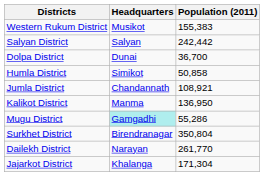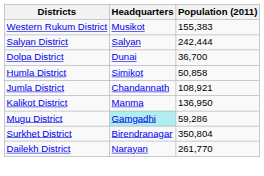(195, 42) 242,442 -> (195, 42) 242,444
(193, 118) 55,286 -> (193, 118) 59,286
- row: (39, 164)
